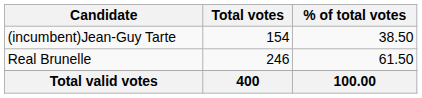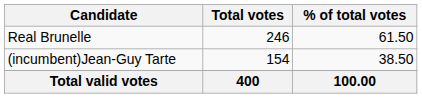rows swapped: (49, 59) <-> (92, 37)
